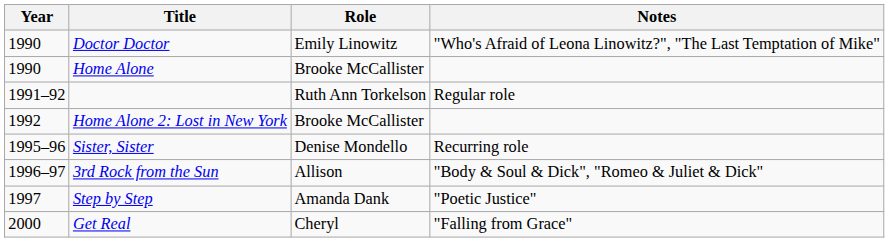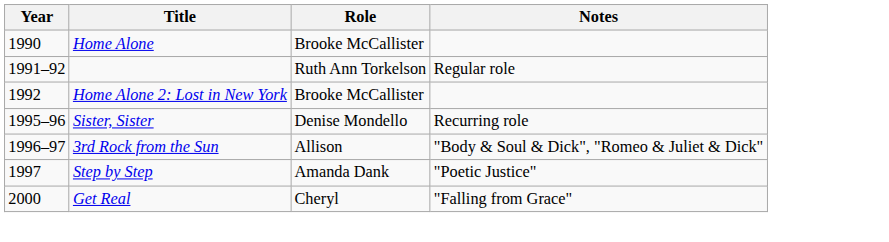- row: (121, 43)
